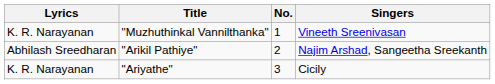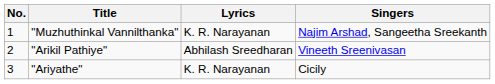columns swapped: (283, 13) <-> (62, 13)
(352, 32) Vineeth Sreenivasan -> (393, 32) Najim Arshad, Sangeetha Sreekanth
(393, 50) Najim Arshad, Sangeetha Sreekanth -> (352, 50) Vineeth Sreenivasan
